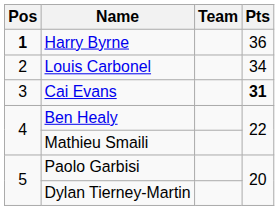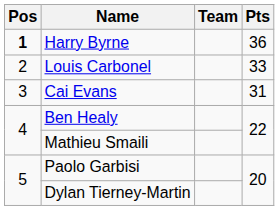(258, 67) 34 -> (258, 67) 33
(258, 92) bold -> (258, 92) normal
